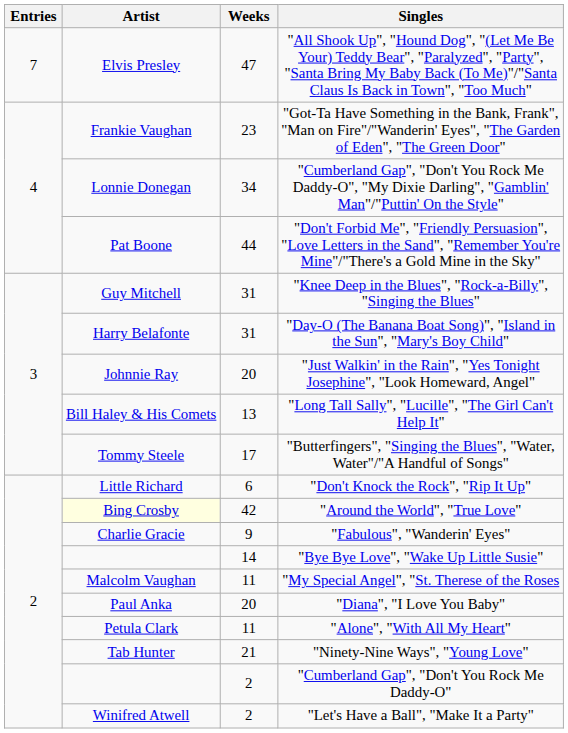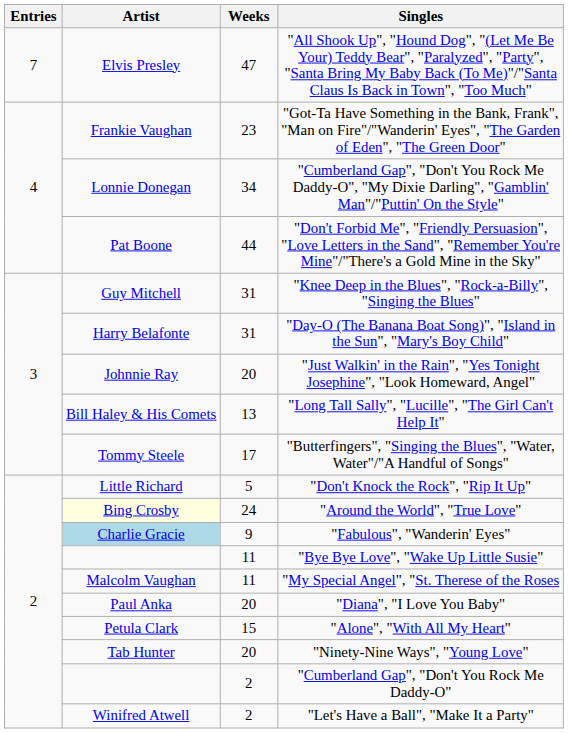(249, 486) 6 -> (249, 486) 5
(249, 510) 42 -> (249, 510) 24
(141, 533) no background -> (141, 533) lightblue background
(249, 557) 14 -> (249, 557) 11
(249, 628) 11 -> (249, 628) 15
(249, 651) 21 -> (249, 651) 20
